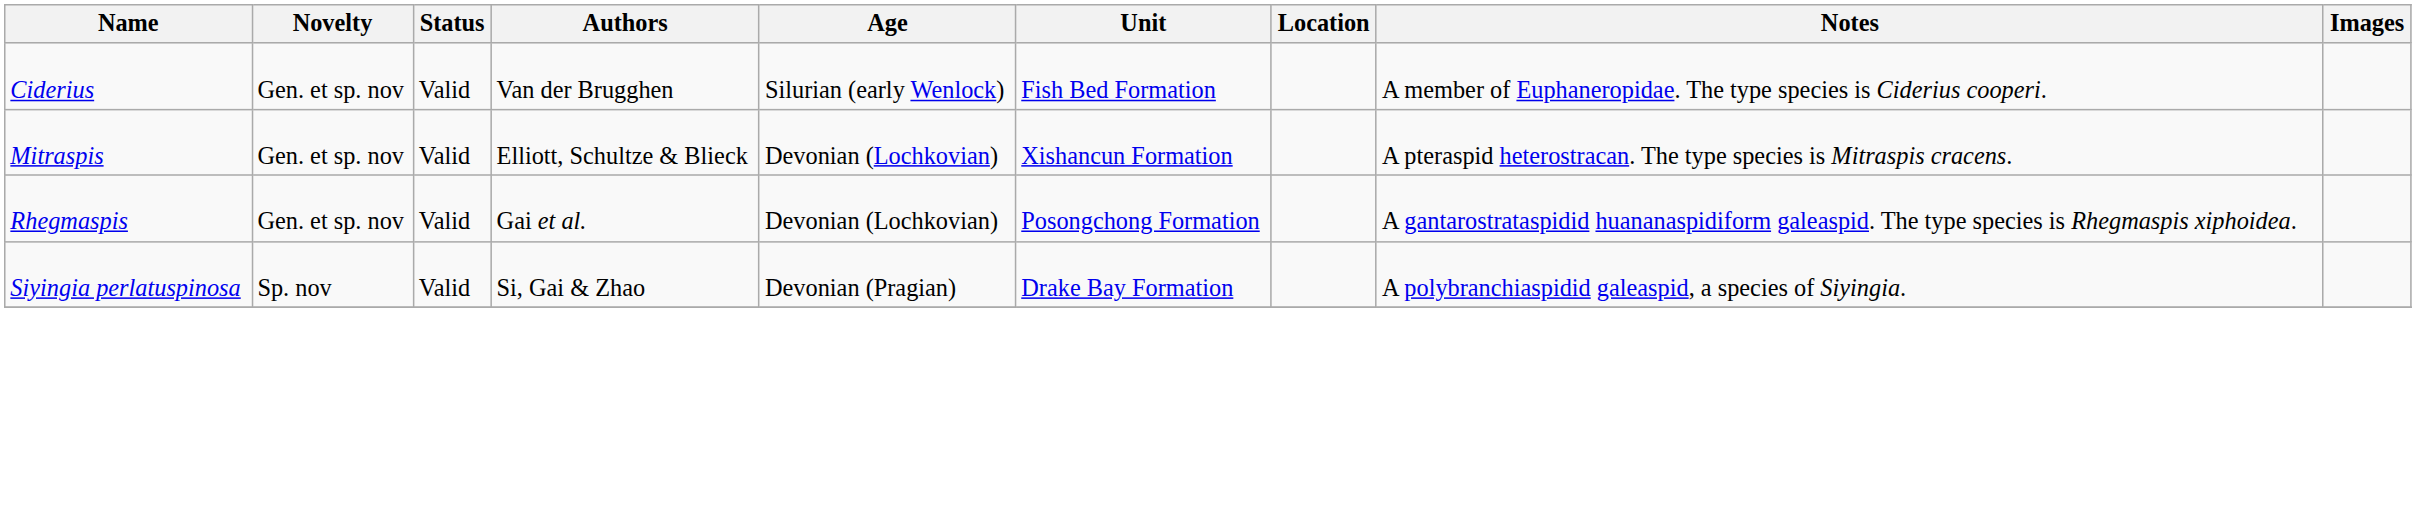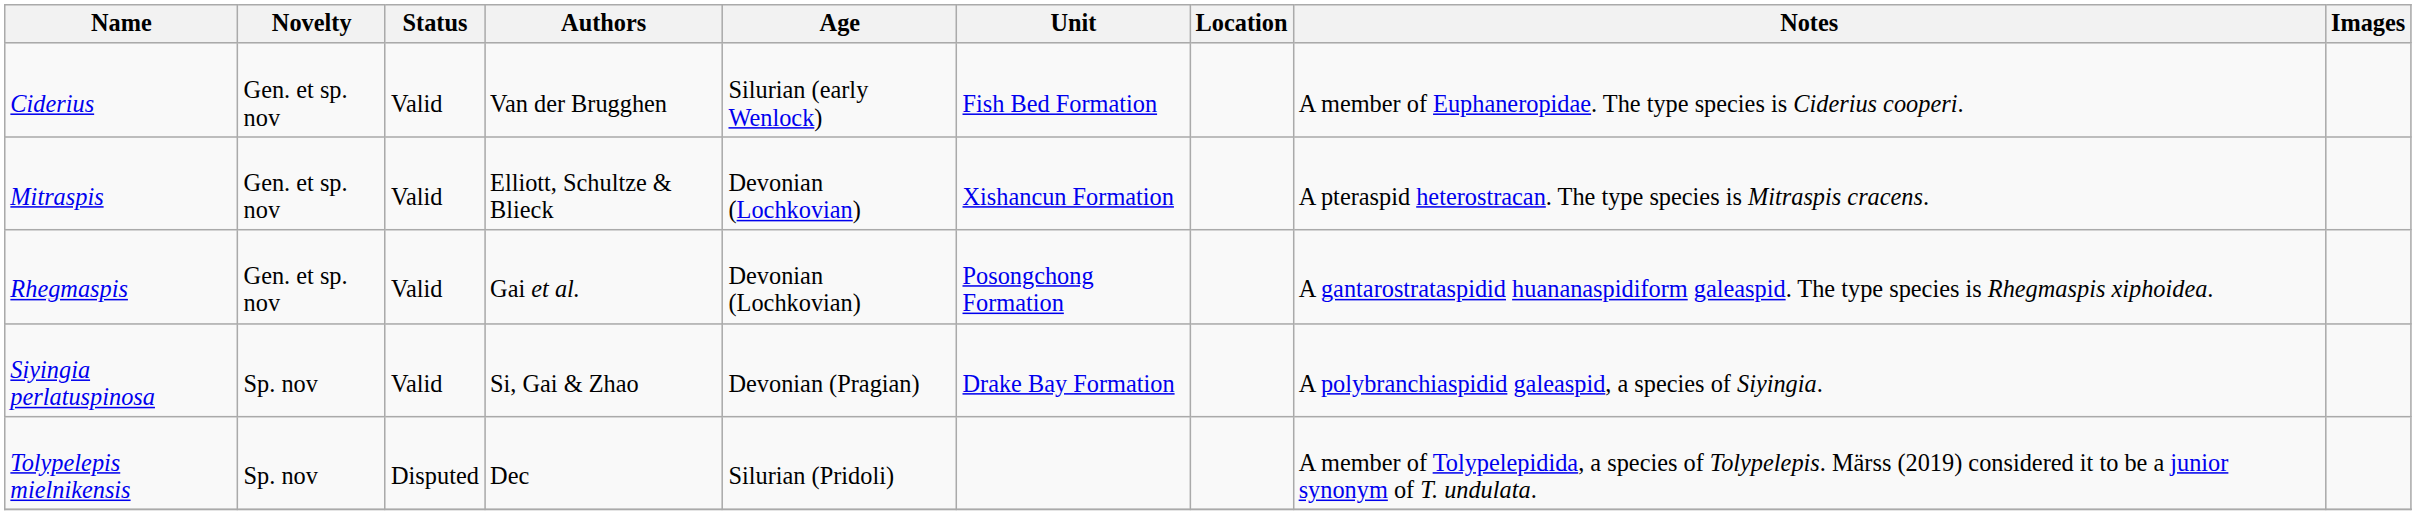+ row: (70, 476)
